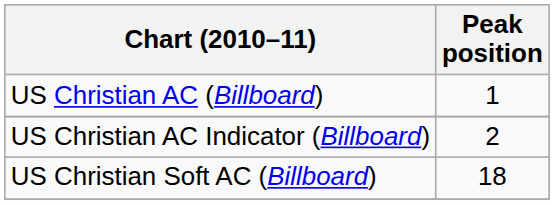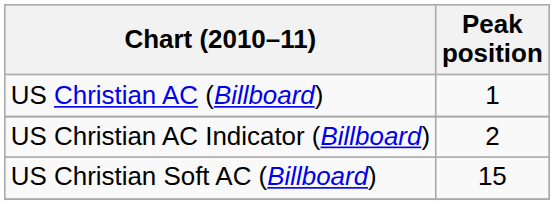(492, 177) 18 -> (492, 177) 15
